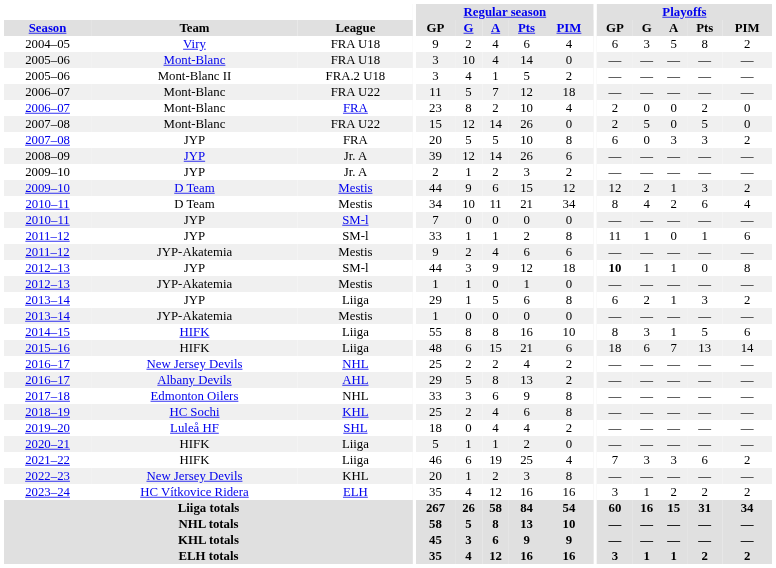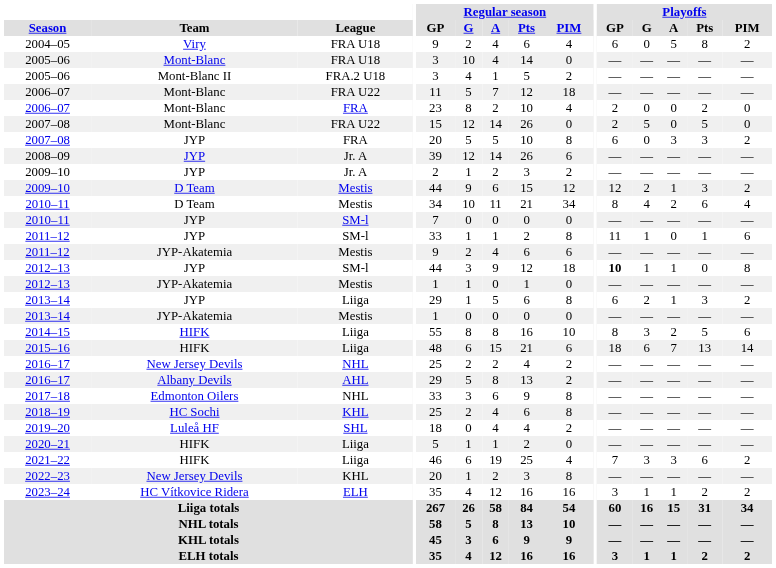(647, 44) 3 -> (647, 44) 0
(674, 332) 1 -> (674, 332) 2
(674, 492) 2 -> (674, 492) 1
